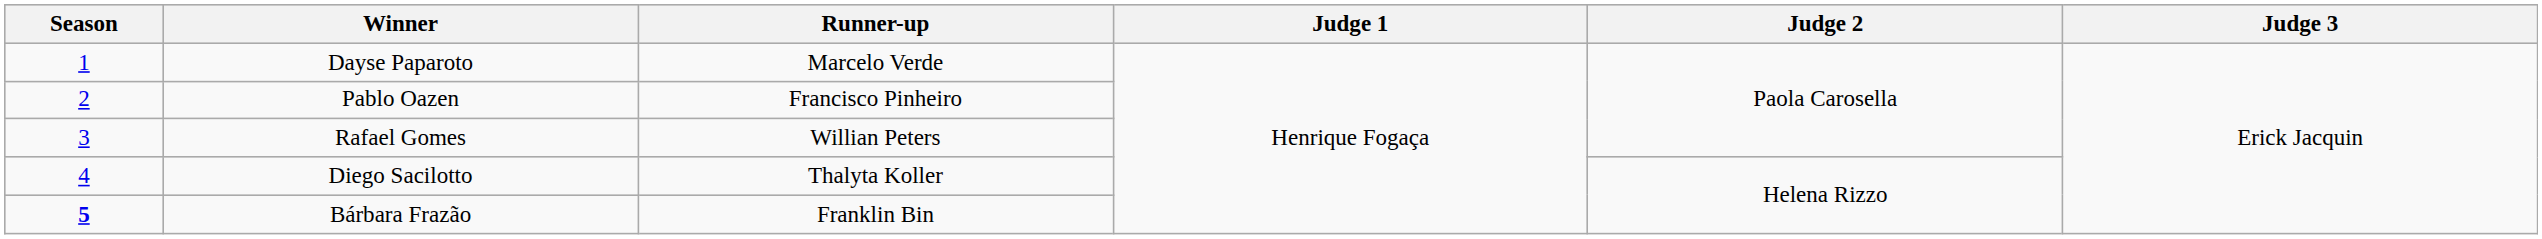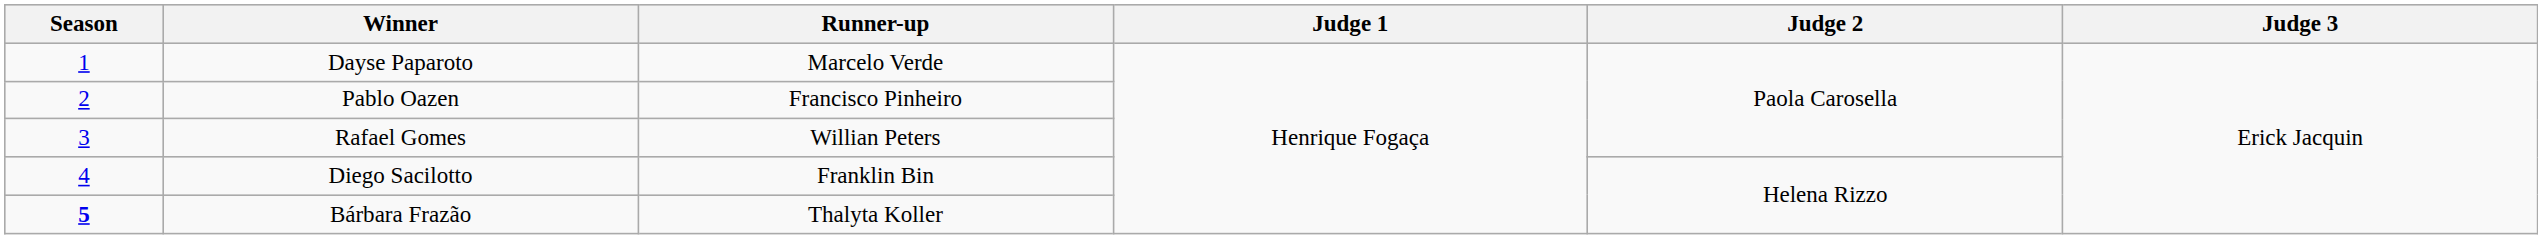(875, 175) Thalyta Koller -> (875, 175) Franklin Bin
(875, 213) Franklin Bin -> (875, 213) Thalyta Koller
